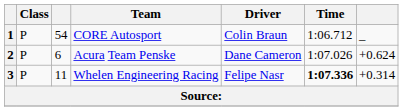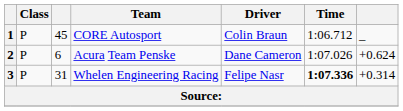(61, 34) 54 -> (61, 34) 45
(61, 75) 11 -> (61, 75) 31
